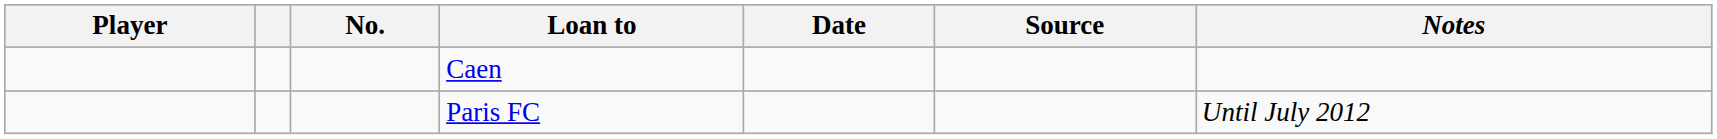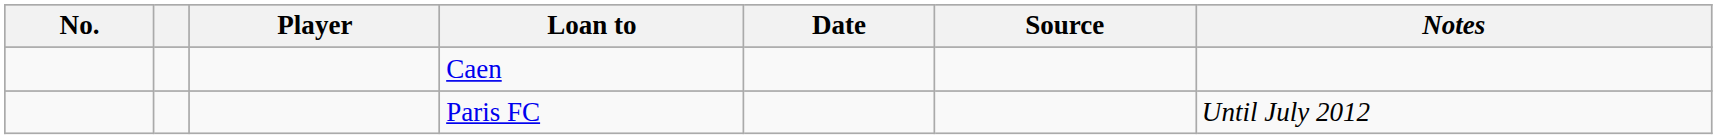columns swapped: (365, 25) <-> (130, 25)
